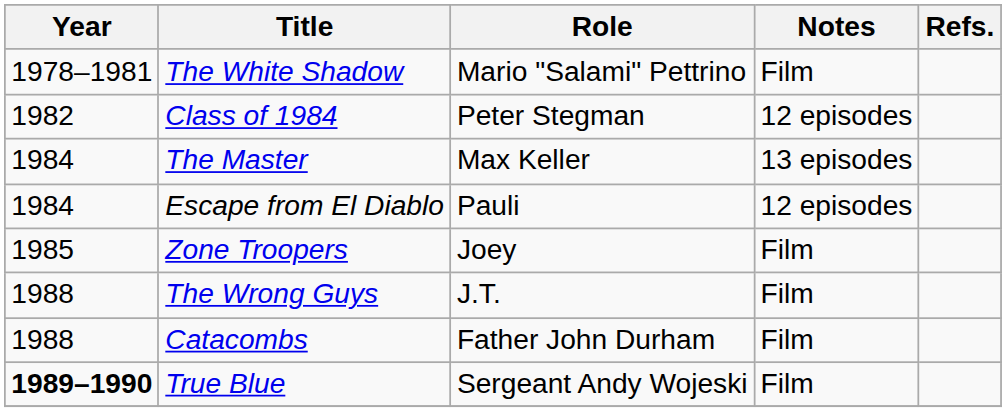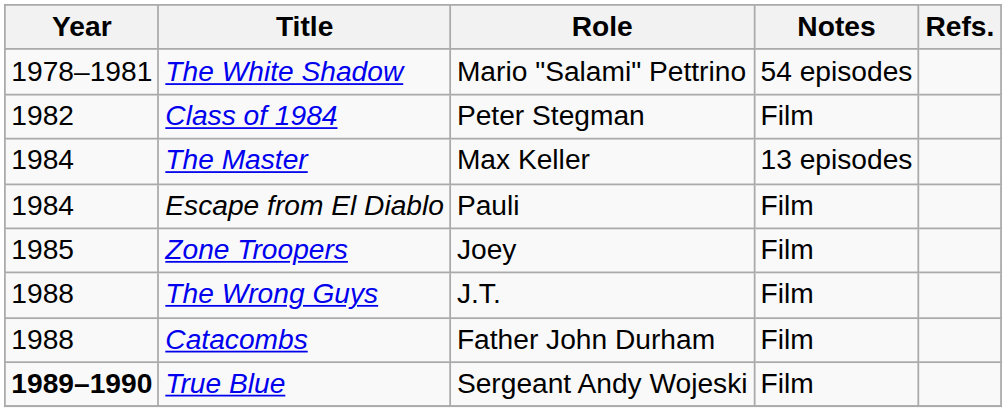(787, 71) Film -> (836, 71) 54 episodes
(836, 116) 12 episodes -> (787, 116) Film
(836, 205) 12 episodes -> (787, 205) Film
